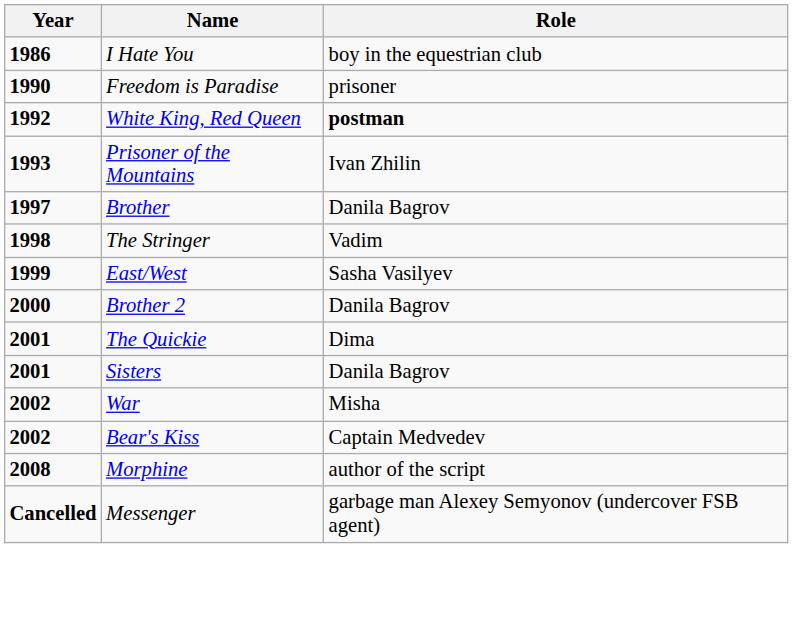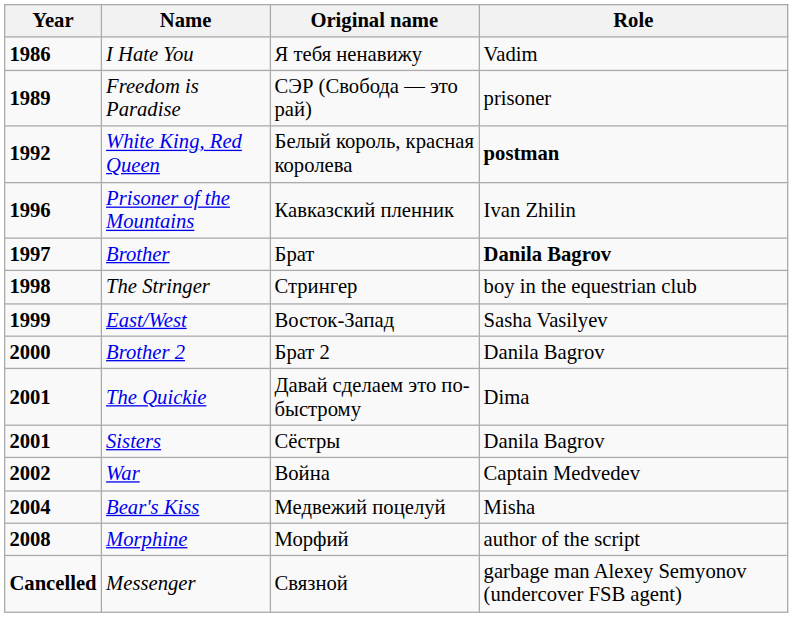+ column: (374, 20)
(435, 53) boy in the equestrian club -> (511, 53) Vadim
(30, 86) 1990 -> (30, 97) 1989
(30, 163) 1993 -> (30, 209) 1996
(389, 207) normal -> (547, 254) bold
(356, 240) Vadim -> (590, 286) boy in the equestrian club
(354, 404) Misha -> (562, 473) Captain Medvedev
(30, 436) 2002 -> (30, 506) 2004
(407, 436) Captain Medvedev -> (509, 506) Misha
